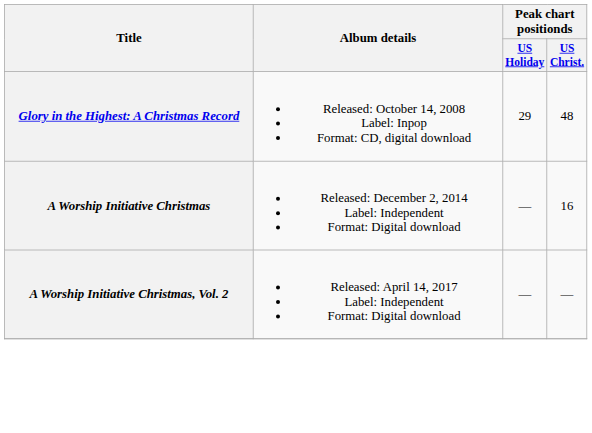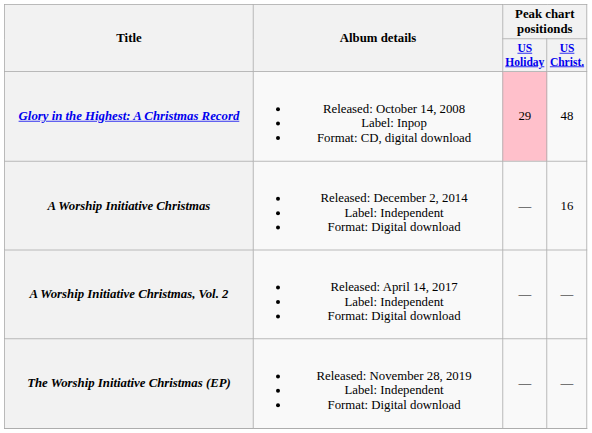(525, 116) no background -> (525, 116) pink background
+ row: (129, 383)
